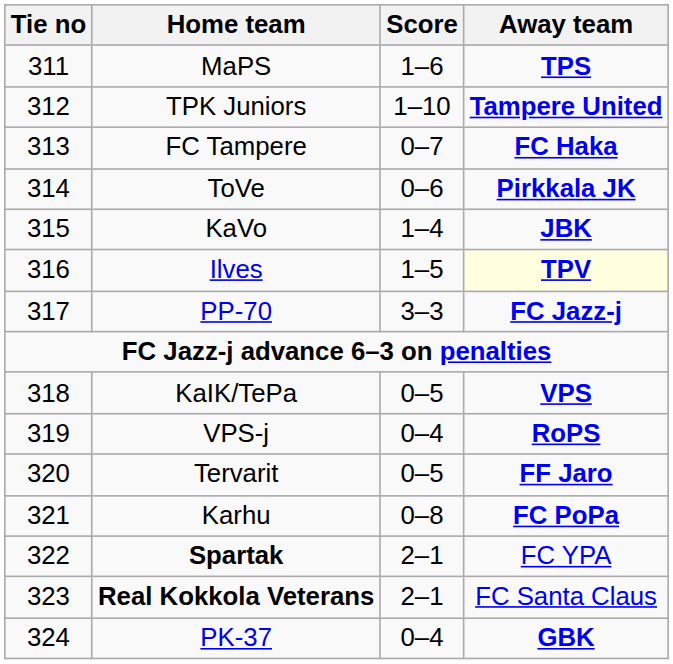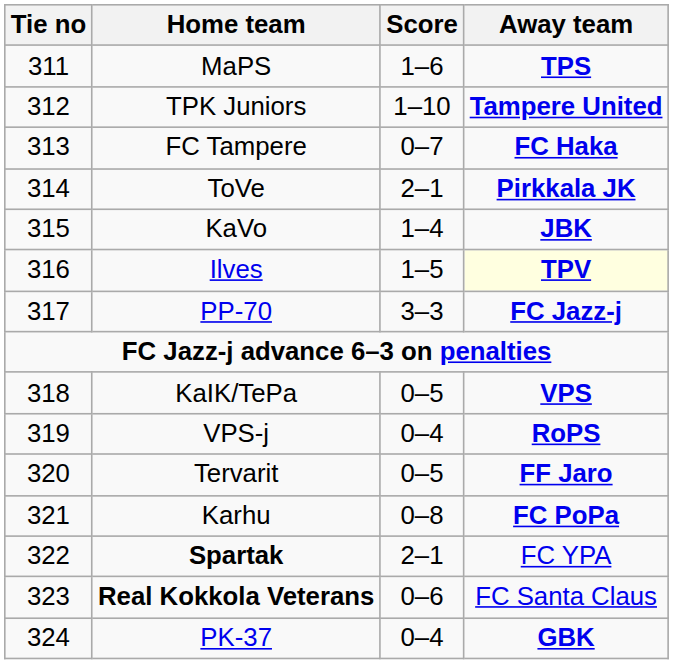(422, 188) 0–6 -> (422, 188) 2–1
(422, 596) 2–1 -> (422, 596) 0–6
